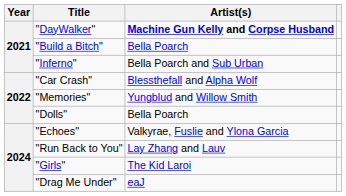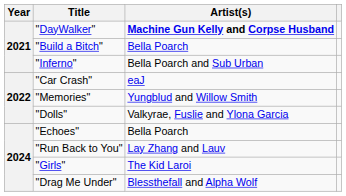(192, 81) Blessthefall and Alpha Wolf -> (136, 81) eaJ
(158, 115) Bella Poarch -> (208, 115) Valkyrae, Fuslie and Ylona Garcia
(208, 132) Valkyrae, Fuslie and Ylona Garcia -> (158, 132) Bella Poarch
(136, 183) eaJ -> (192, 183) Blessthefall and Alpha Wolf
